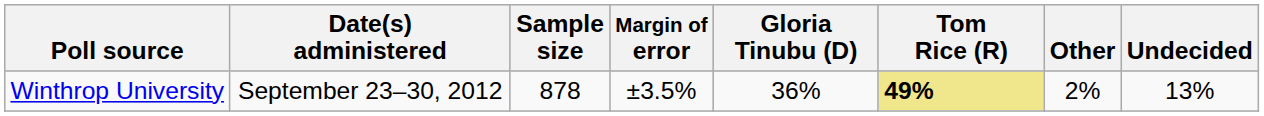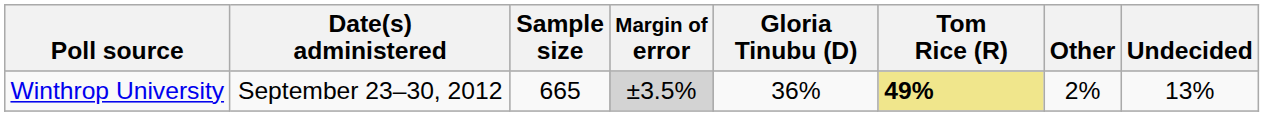(560, 90) 878 -> (560, 90) 665
(661, 90) no background -> (661, 90) lightgrey background
